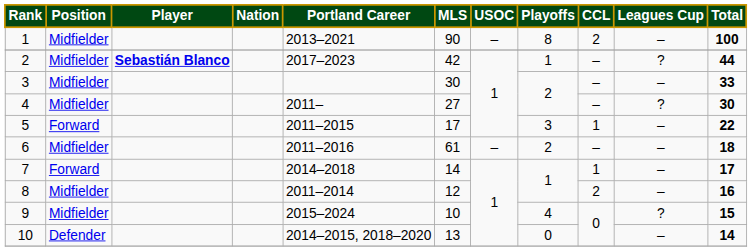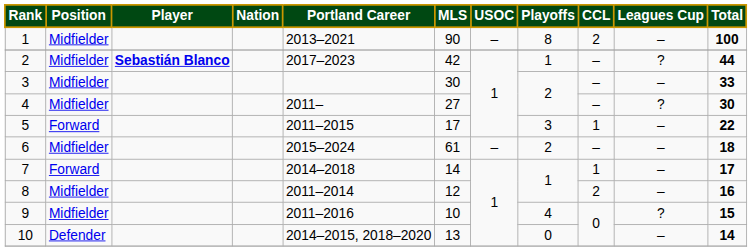(320, 148) 2011–2016 -> (320, 148) 2015–2024
(320, 213) 2015–2024 -> (320, 213) 2011–2016
